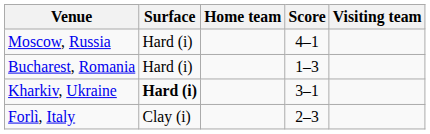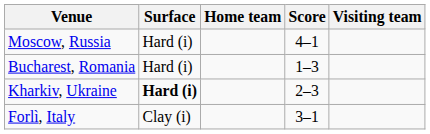(307, 91) 3–1 -> (307, 91) 2–3
(307, 116) 2–3 -> (307, 116) 3–1
